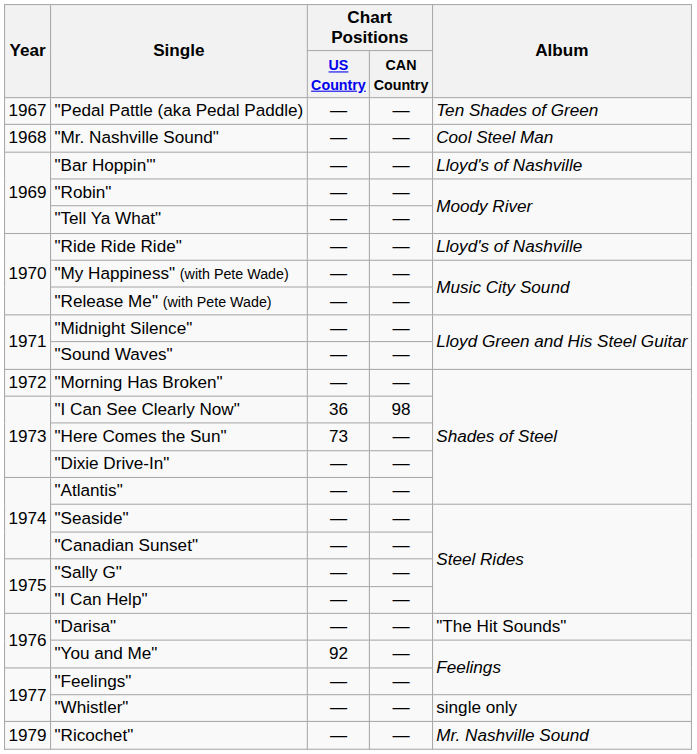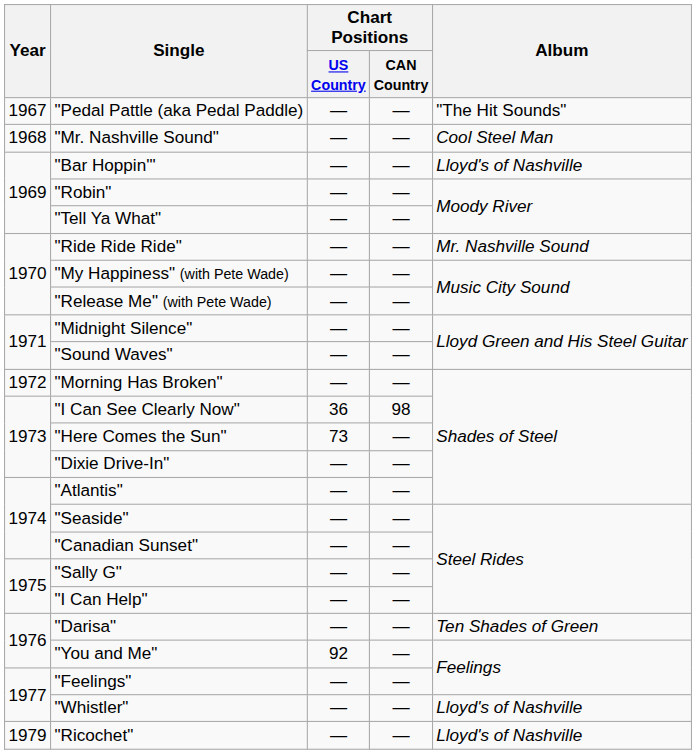(517, 110) Ten Shades of Green -> (501, 110) "The Hit Sounds"
(509, 246) Lloyd's of Nashville -> (513, 246) Mr. Nashville Sound
(501, 626) "The Hit Sounds" -> (517, 626) Ten Shades of Green
(477, 708) single only -> (509, 708) Lloyd's of Nashville
(513, 735) Mr. Nashville Sound -> (509, 735) Lloyd's of Nashville
